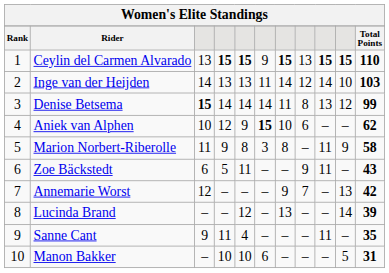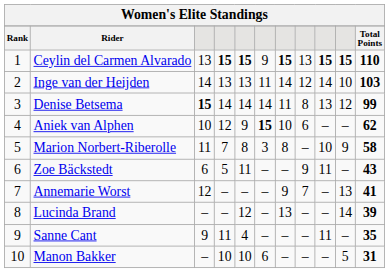(225, 147) 9 -> (225, 147) 7
(325, 147) 11 -> (325, 147) 10
(370, 191) 42 -> (370, 191) 41
